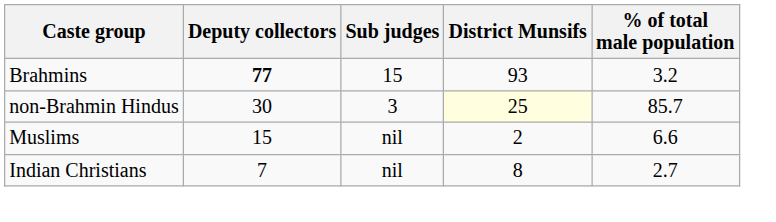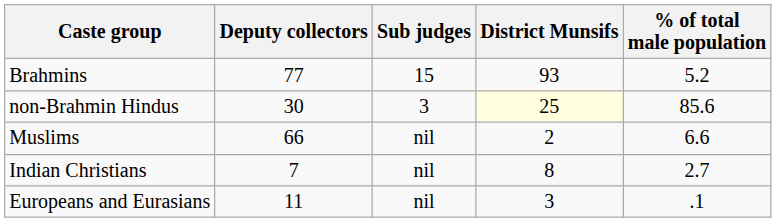(262, 74) bold -> (294, 74) normal
(665, 74) 3.2 -> (697, 74) 5.2
(665, 106) 85.7 -> (697, 106) 85.6
(262, 138) 15 -> (294, 138) 66
+ row: (110, 201)
